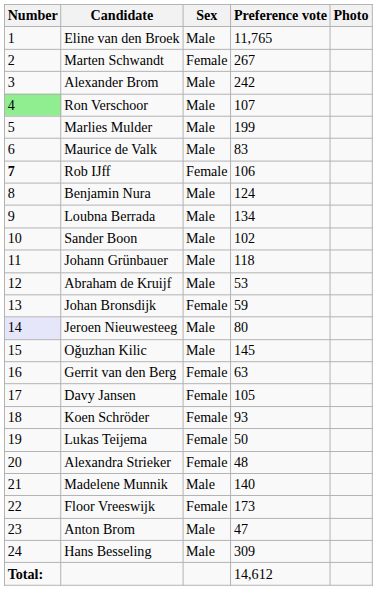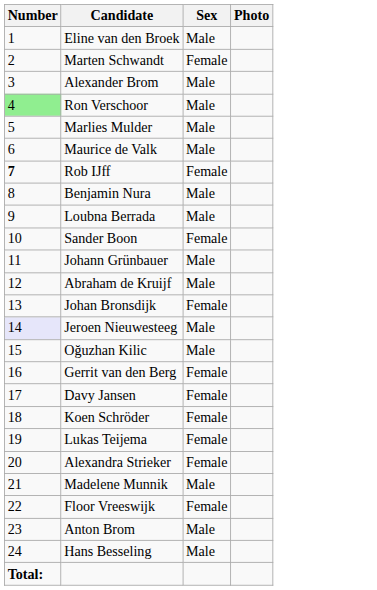- column: (280, 15)
(201, 238) Male -> (207, 238) Female
